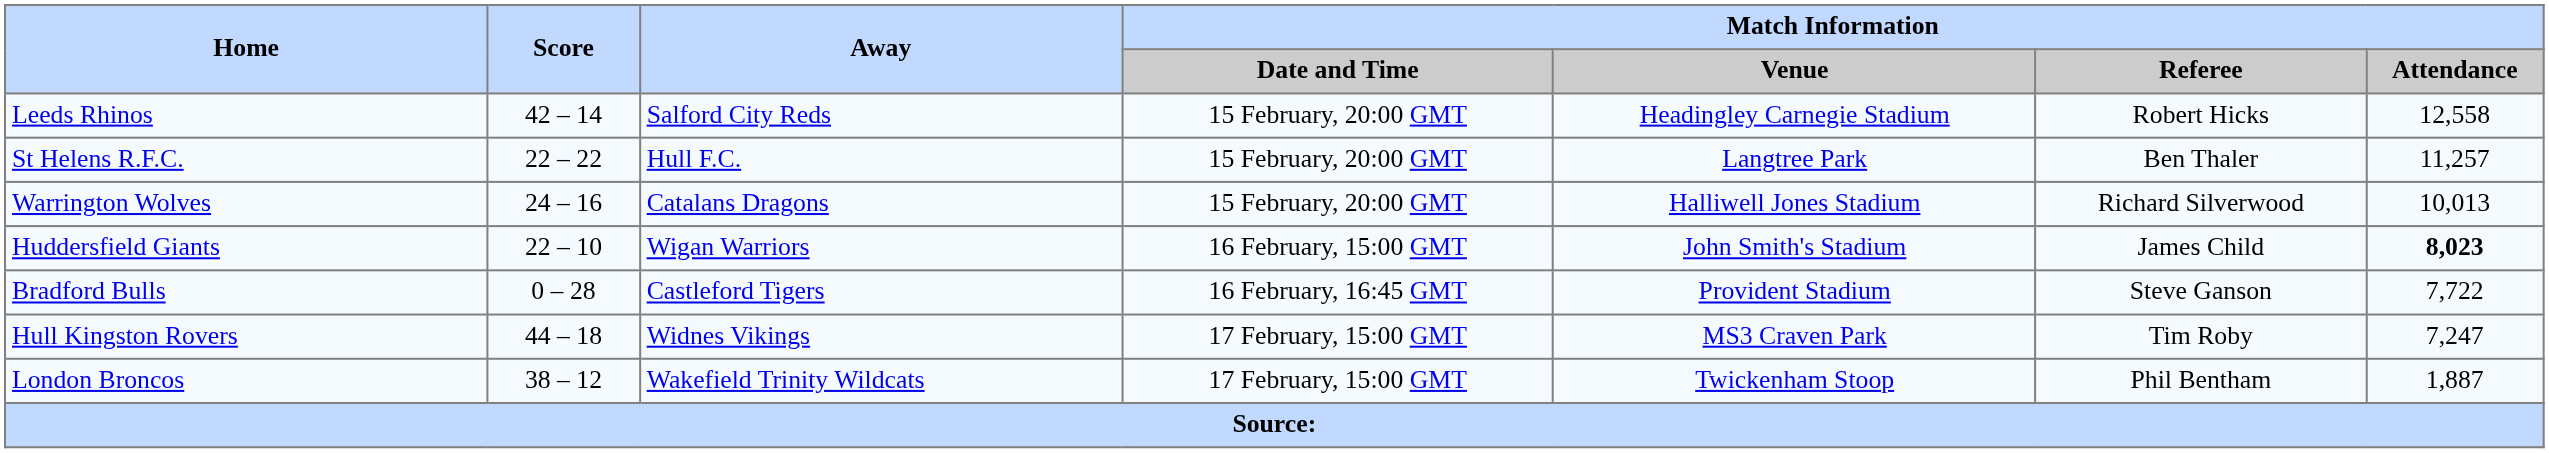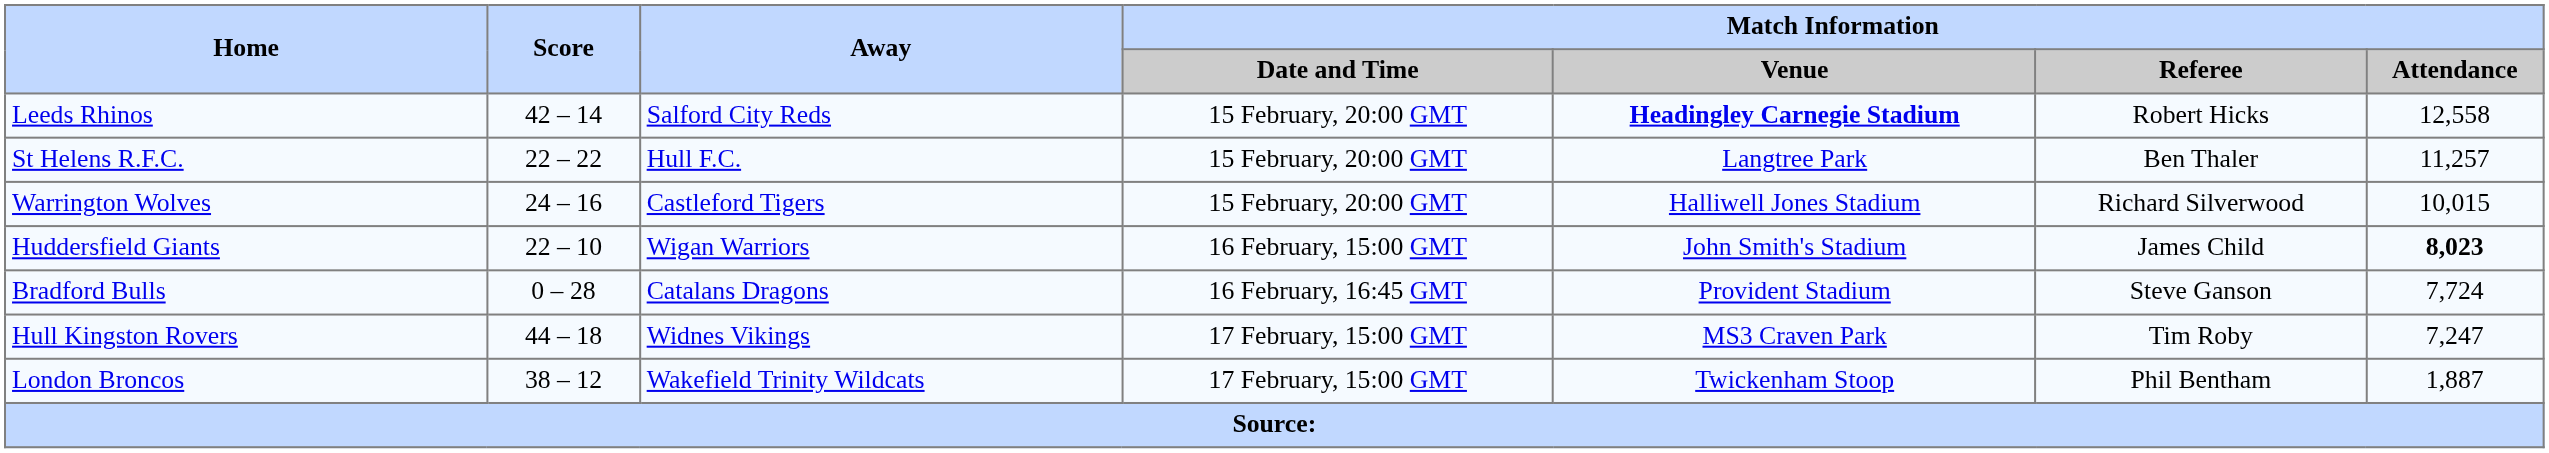(1795, 115) normal -> (1795, 115) bold
(738, 203) Catalans Dragons -> (736, 203) Castleford Tigers
(2455, 203) 10,013 -> (2455, 203) 10,015
(736, 291) Castleford Tigers -> (738, 291) Catalans Dragons
(2455, 291) 7,722 -> (2455, 291) 7,724
